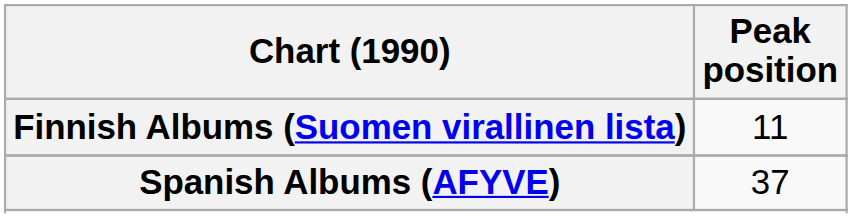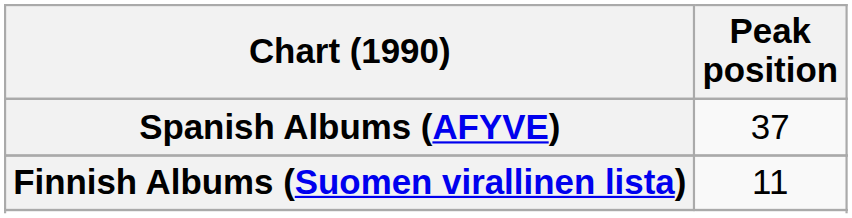rows swapped: (350, 126) <-> (350, 182)
